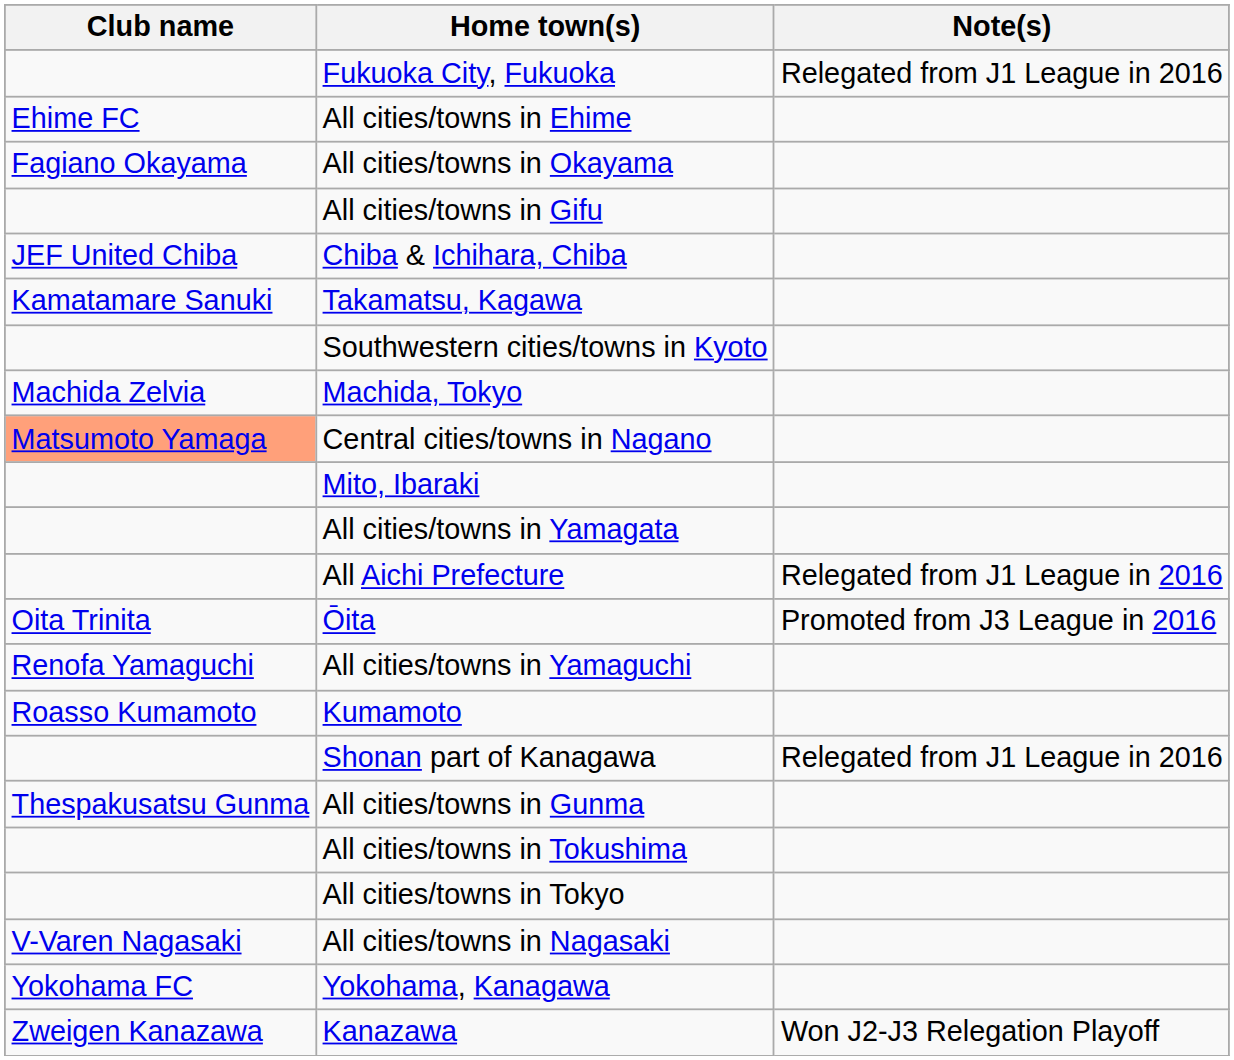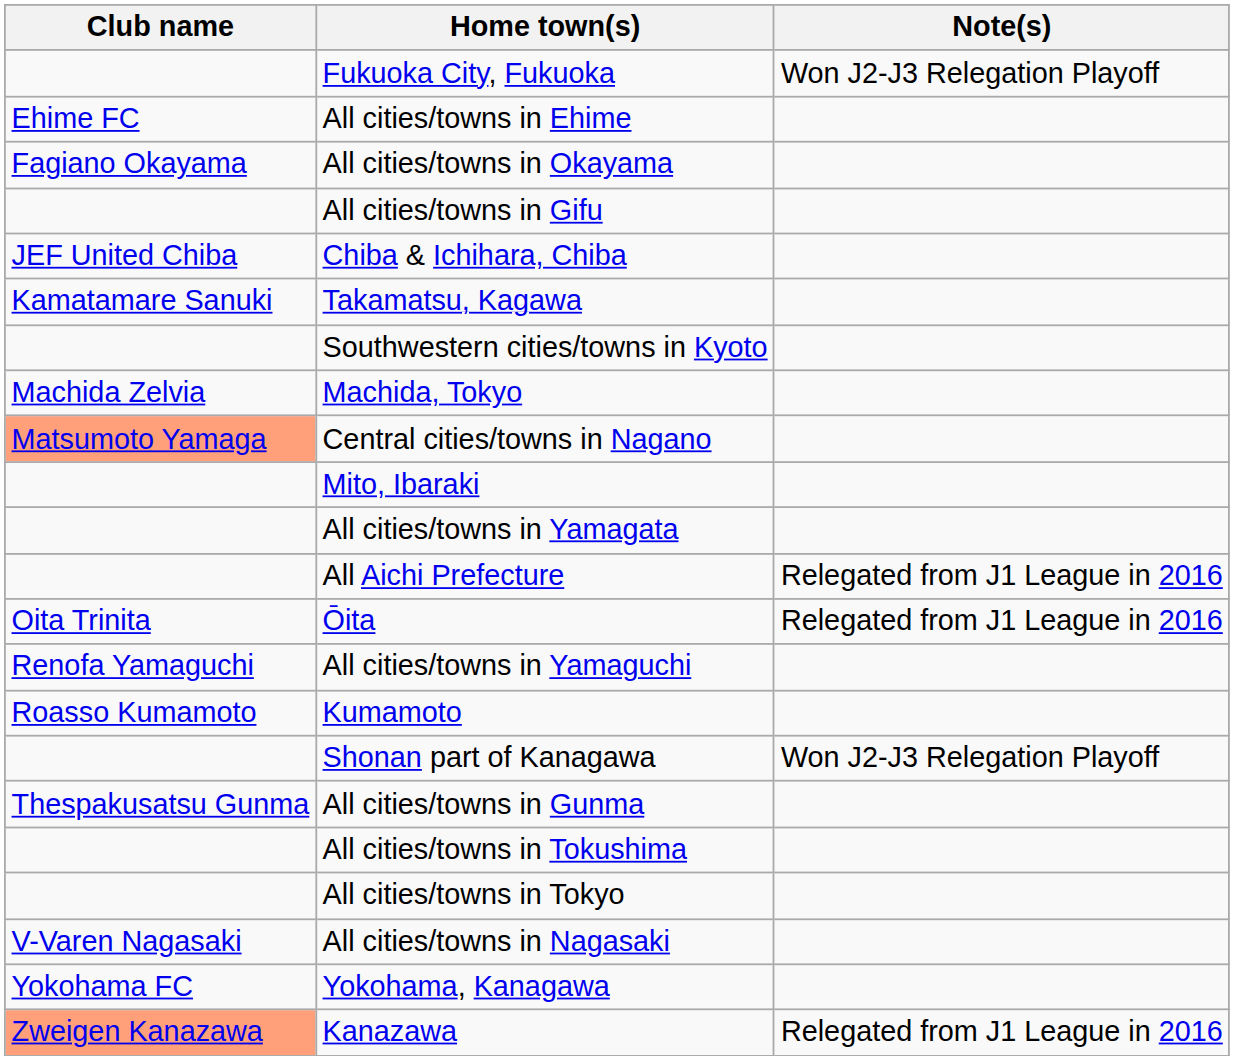(1002, 73) Relegated from J1 League in 2016 -> (970, 73) Won J2-J3 Relegation Playoff
(999, 621) Promoted from J3 League in 2016 -> (1002, 621) Relegated from J1 League in 2016
(1002, 758) Relegated from J1 League in 2016 -> (970, 758) Won J2-J3 Relegation Playoff
(137, 1032) no background -> (137, 1032) lightsalmon background
(970, 1032) Won J2-J3 Relegation Playoff -> (1002, 1032) Relegated from J1 League in 2016
